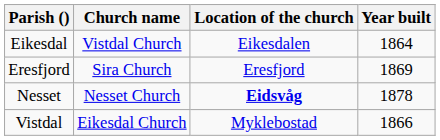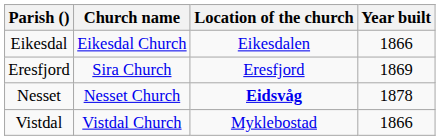(132, 43) Vistdal Church -> (132, 43) Eikesdal Church
(396, 43) 1864 -> (396, 43) 1866
(132, 122) Eikesdal Church -> (132, 122) Vistdal Church
